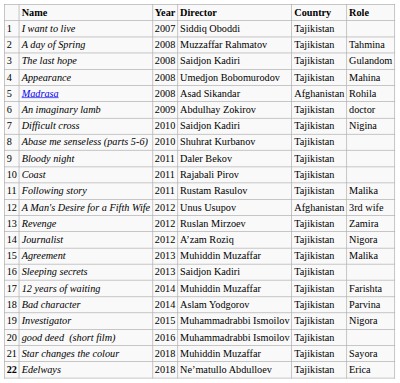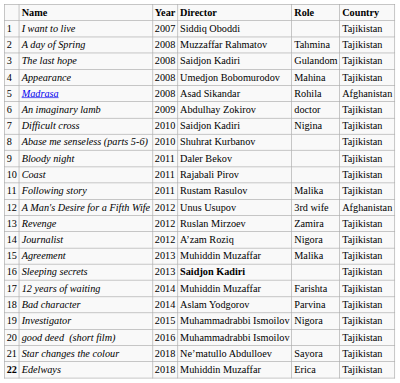columns swapped: (359, 12) <-> (313, 12)
(210, 272) normal -> (213, 272) bold
(220, 353) Muhiddin Muzaffar -> (226, 353) Ne’matullo Abdulloev
(226, 369) Ne’matullo Abdulloev -> (220, 369) Muhiddin Muzaffar
